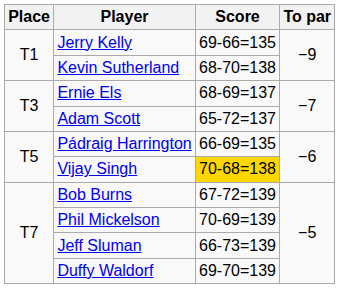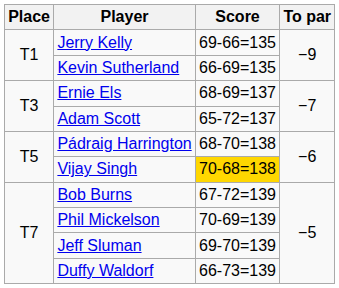(238, 67) 68-70=138 -> (238, 67) 66-69=135
(238, 144) 66-69=135 -> (238, 144) 68-70=138
(238, 245) 66-73=139 -> (238, 245) 69-70=139
(238, 270) 69-70=139 -> (238, 270) 66-73=139
